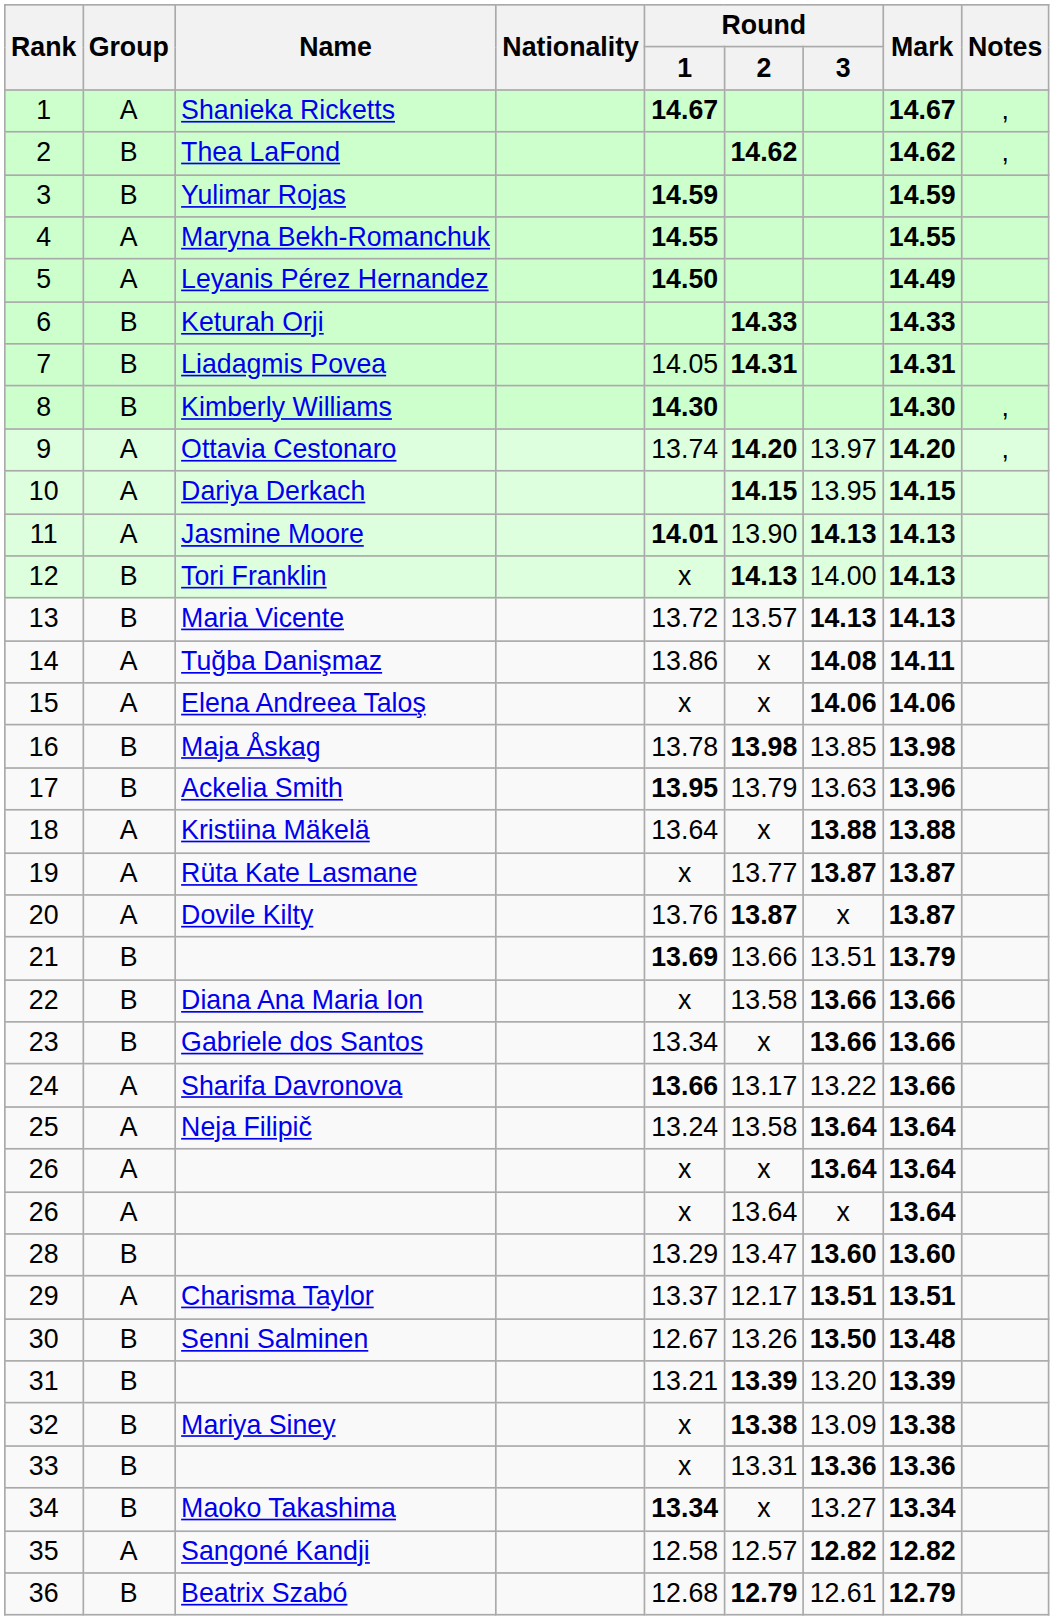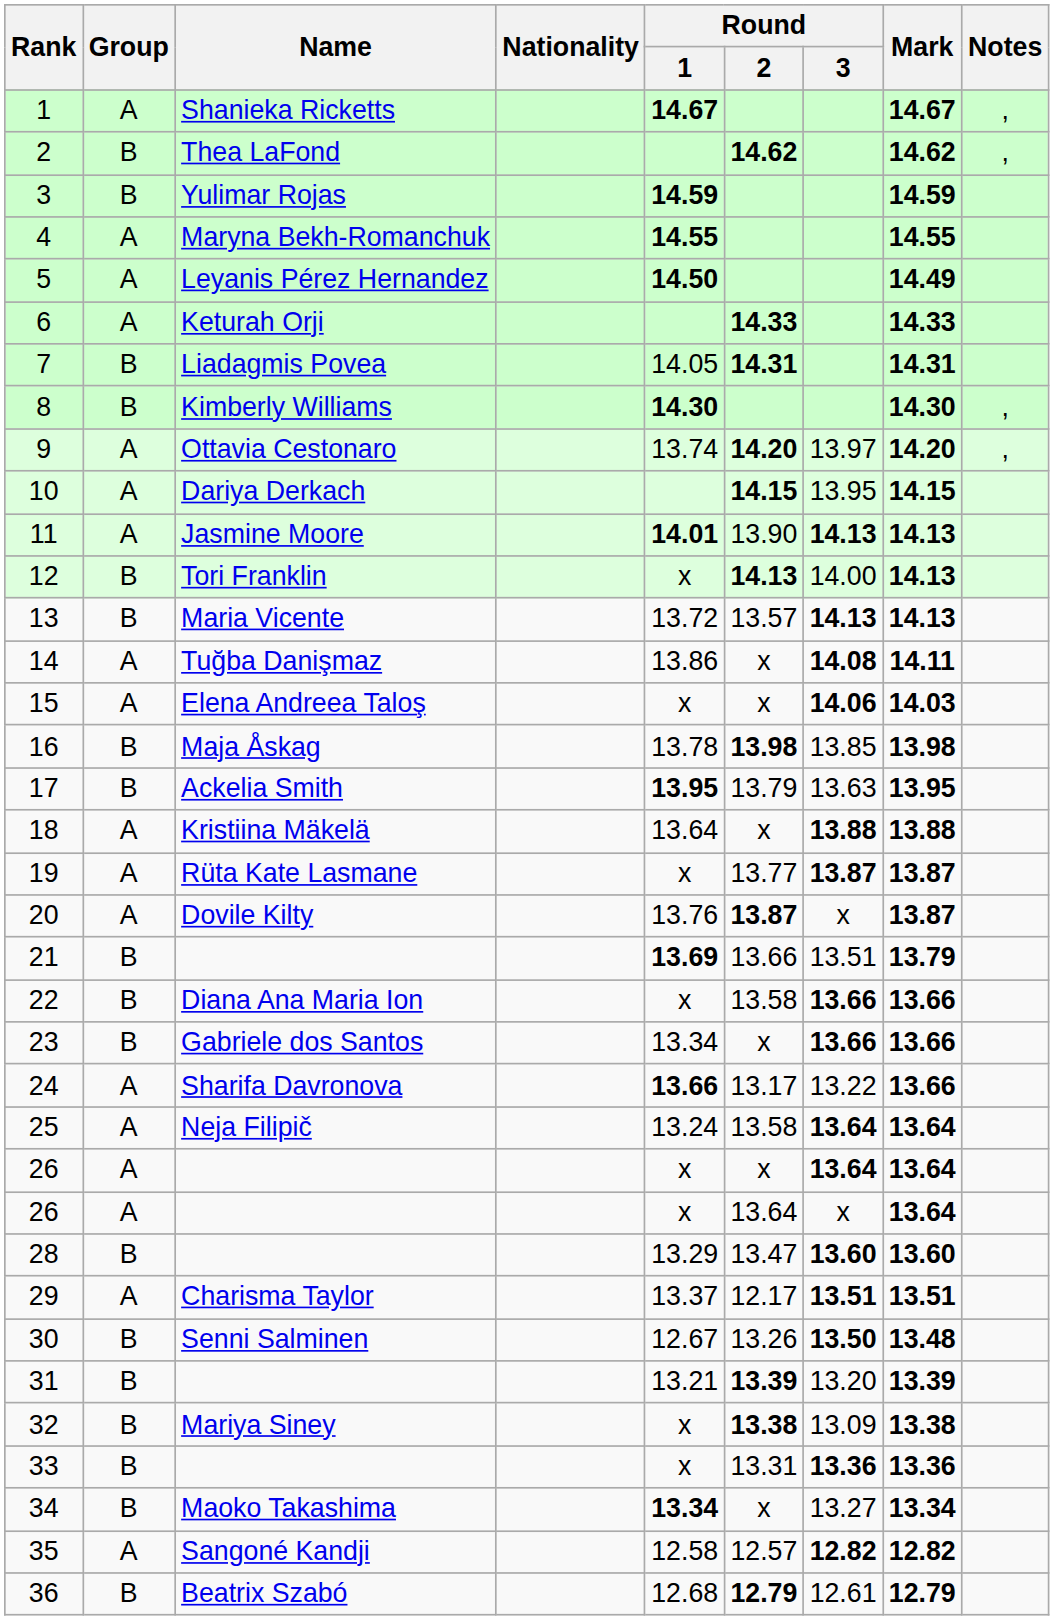(129, 322) B -> (129, 322) A
(922, 703) 14.06 -> (922, 703) 14.03
(922, 788) 13.96 -> (922, 788) 13.95
